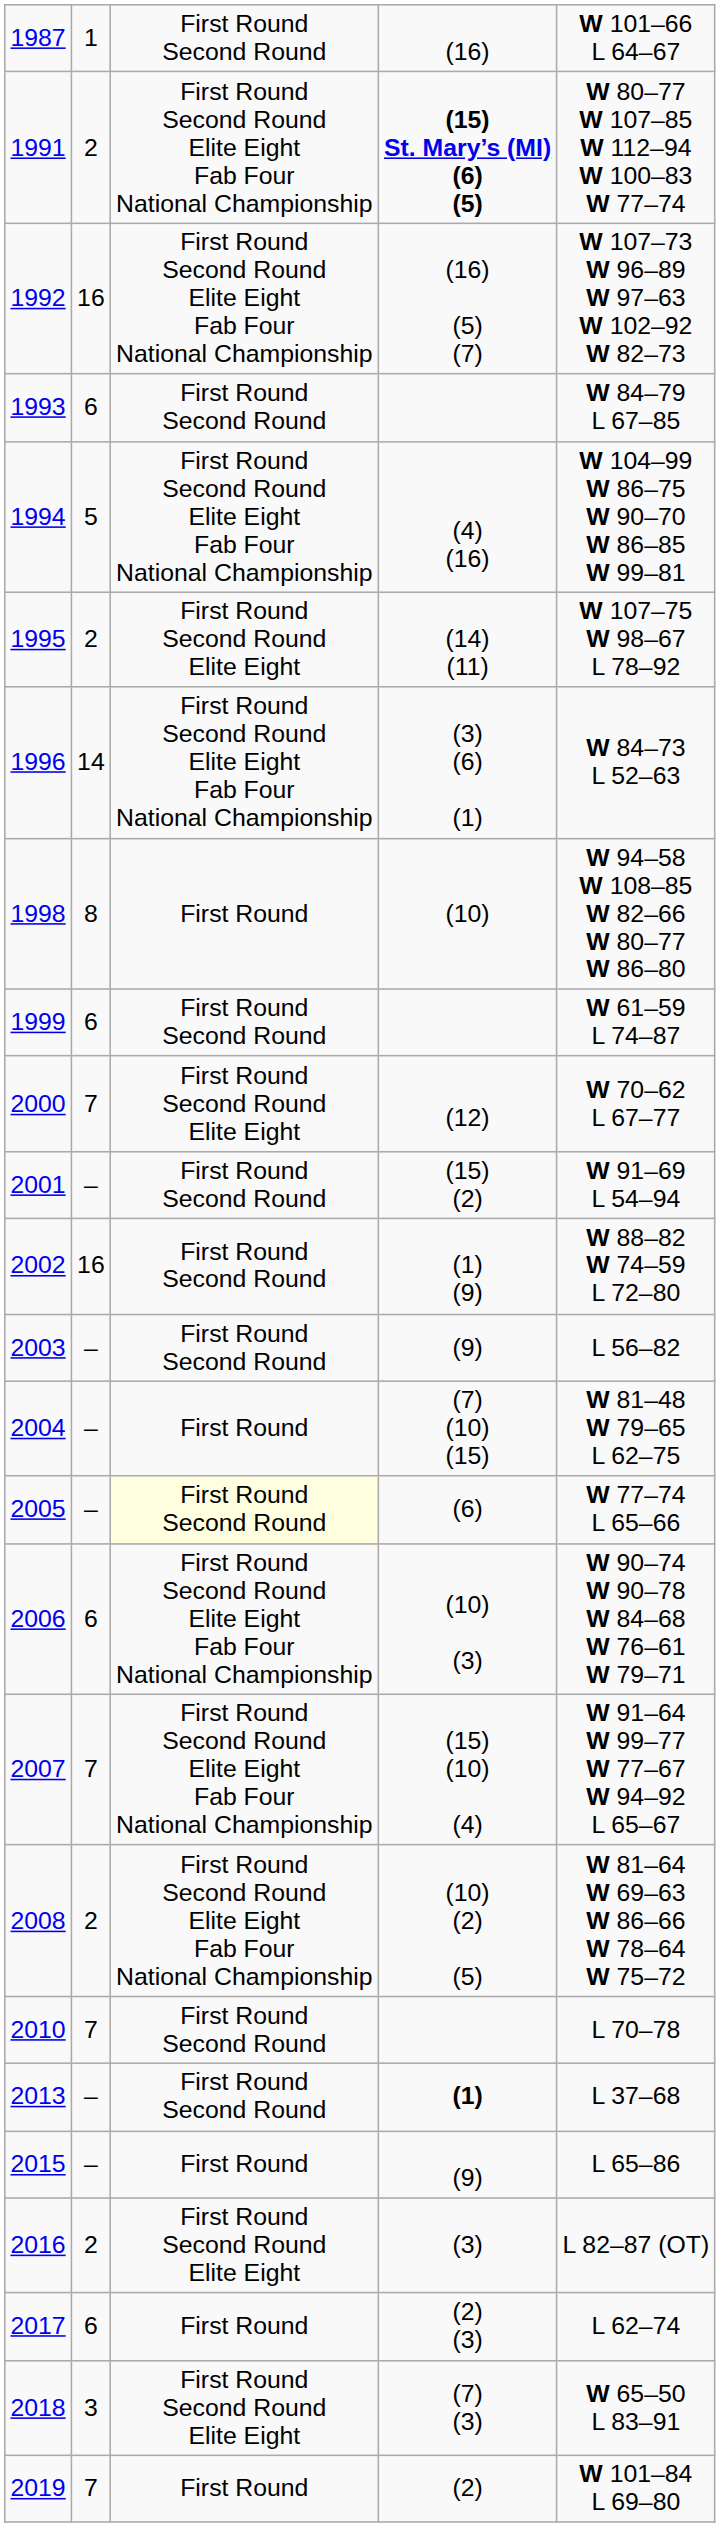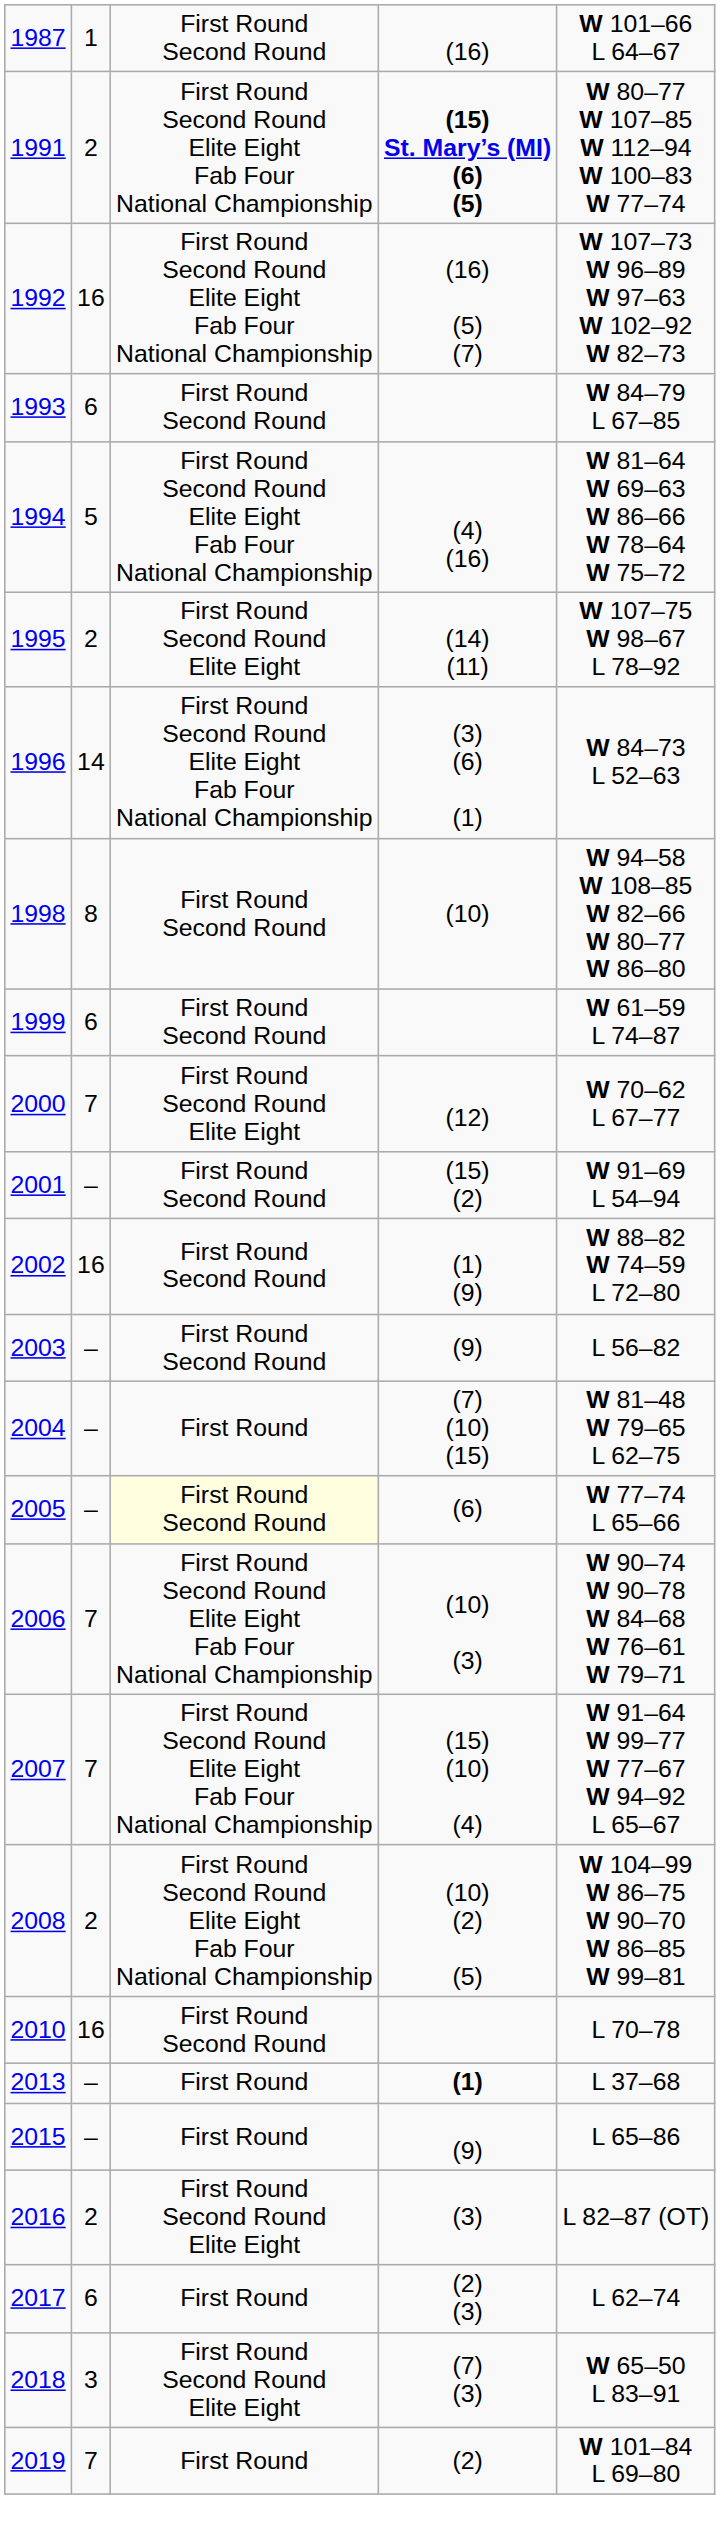(636, 516) W 104–99 W 86–75 W 90–70 W 86–85 W 99–81 -> (636, 516) W 81–64 W 69–63 W 86–66 W 78–64 W 75–72
(244, 913) First Round -> (244, 913) First Round Second Round
(91, 1618) 6 -> (91, 1618) 7
(636, 1920) W 81–64 W 69–63 W 86–66 W 78–64 W 75–72 -> (636, 1920) W 104–99 W 86–75 W 90–70 W 86–85 W 99–81
(91, 2029) 7 -> (91, 2029) 16
(244, 2096) First Round Second Round -> (244, 2082) First Round
